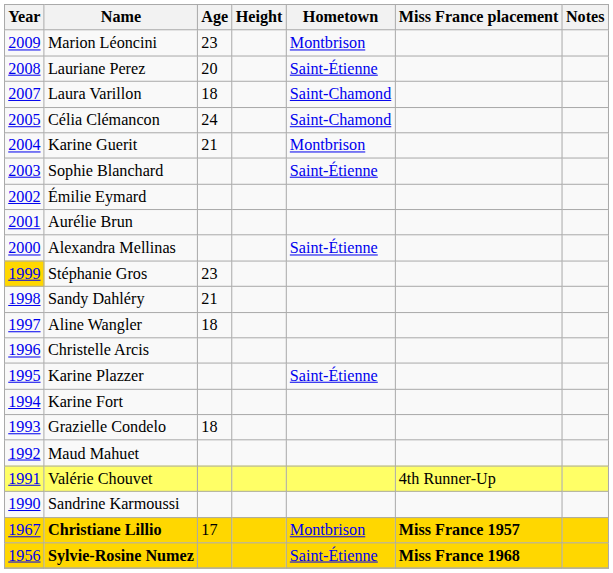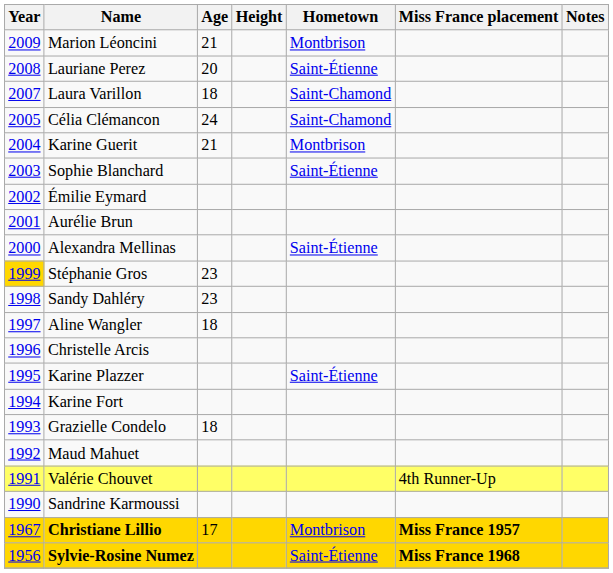(209, 42) 23 -> (209, 42) 21
(209, 299) 21 -> (209, 299) 23
